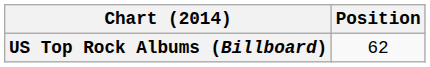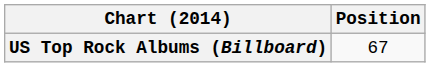(378, 48) 62 -> (378, 48) 67
